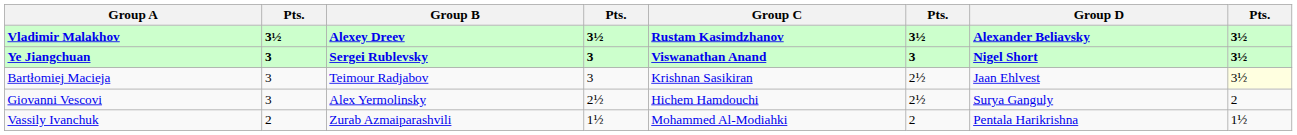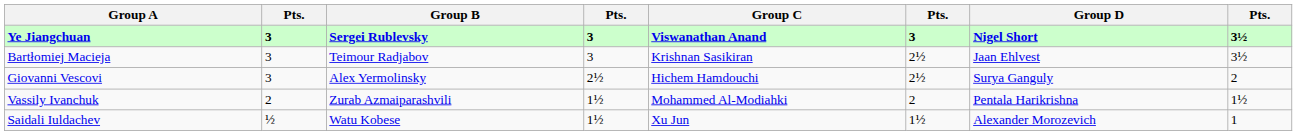- row: (64, 36)
(1239, 78) lightyellow background -> (1239, 57) no background
+ row: (54, 120)
